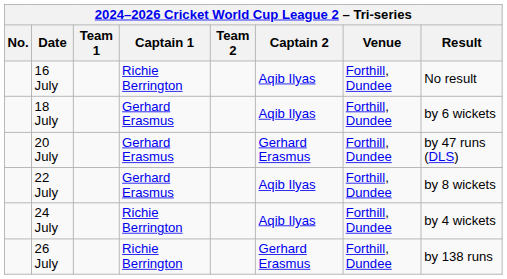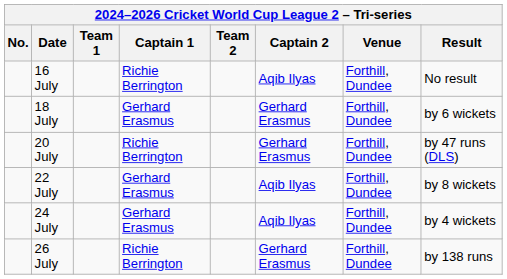(287, 114) Aqib Ilyas -> (285, 114) Gerhard Erasmus
(148, 149) Gerhard Erasmus -> (152, 149) Richie Berrington
(152, 220) Richie Berrington -> (148, 220) Gerhard Erasmus
